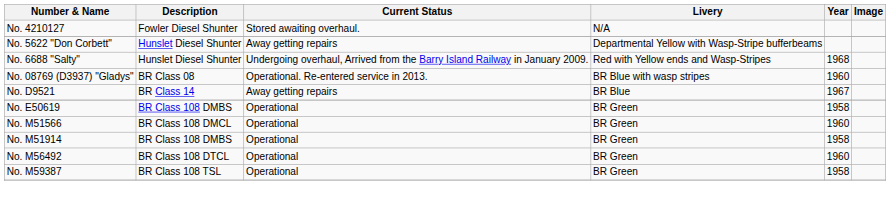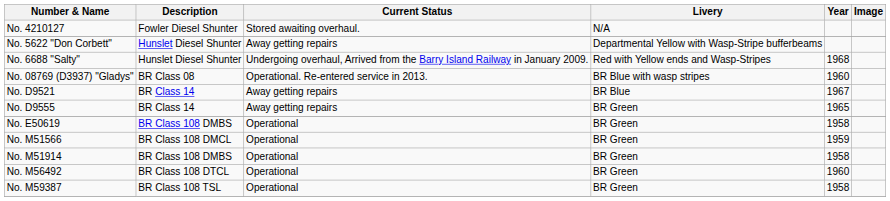+ row: (31, 108)
(838, 124) 1960 -> (838, 140) 1959
